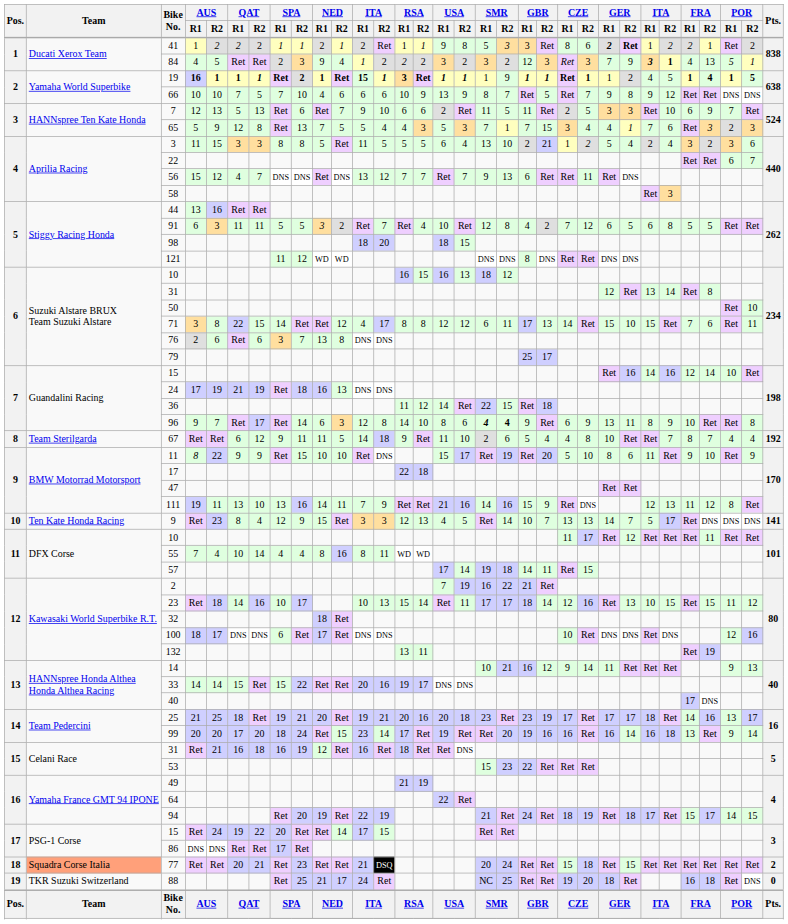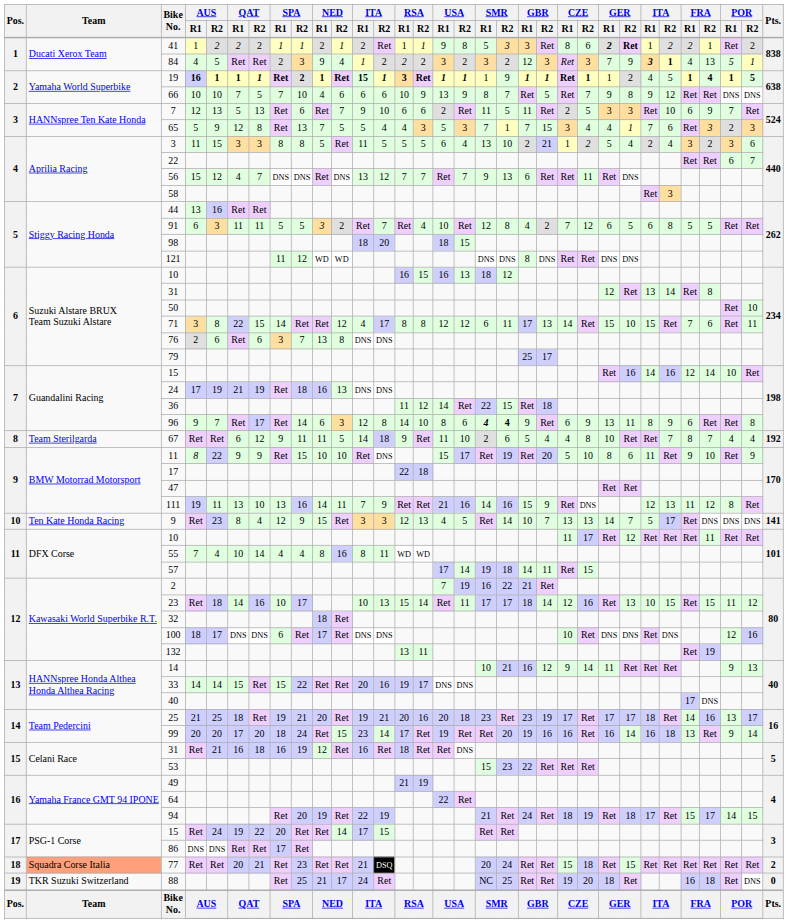(690, 422) 10 -> (690, 422) 6
